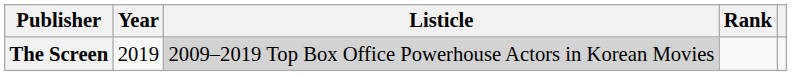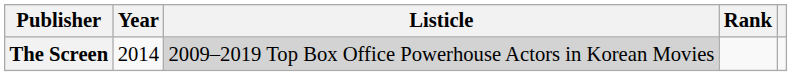(138, 53) 2019 -> (138, 53) 2014
